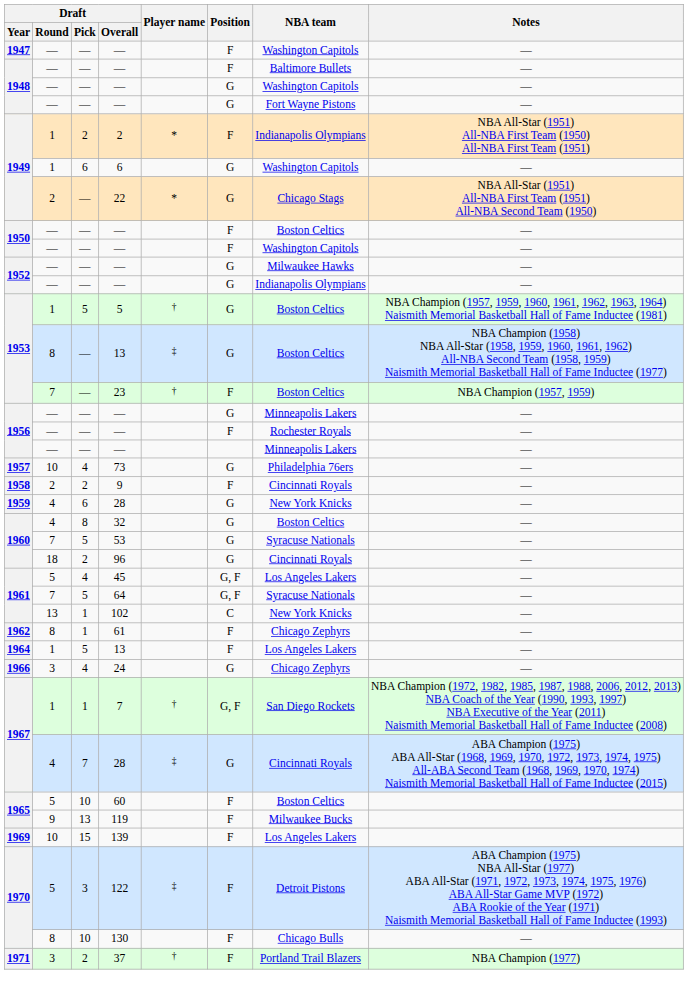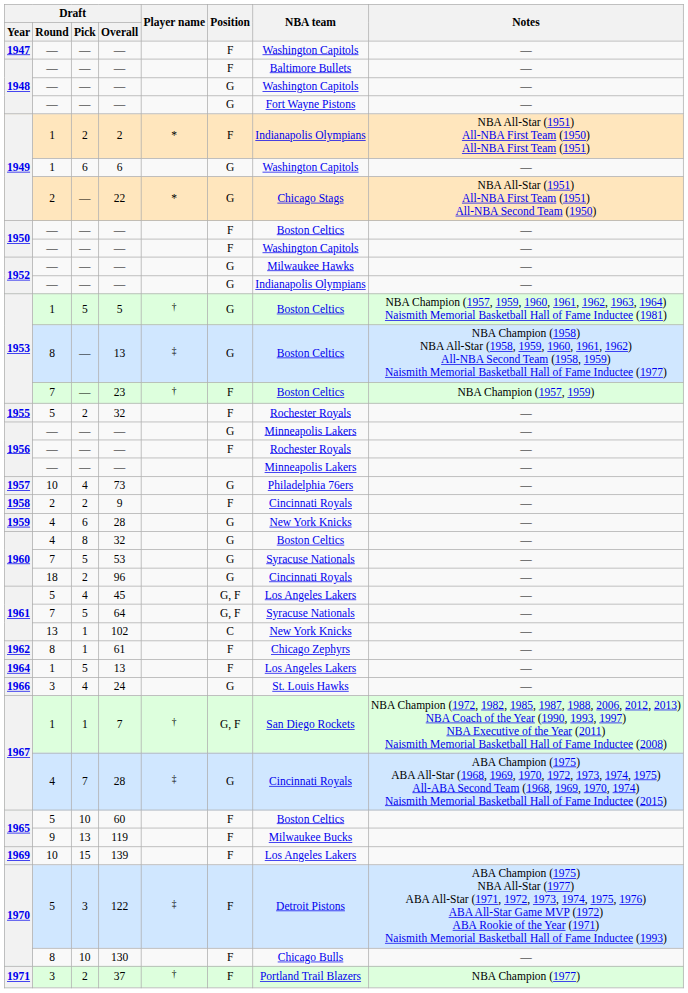+ row: (19, 412)
(311, 668) Chicago Zephyrs -> (311, 686) St. Louis Hawks
